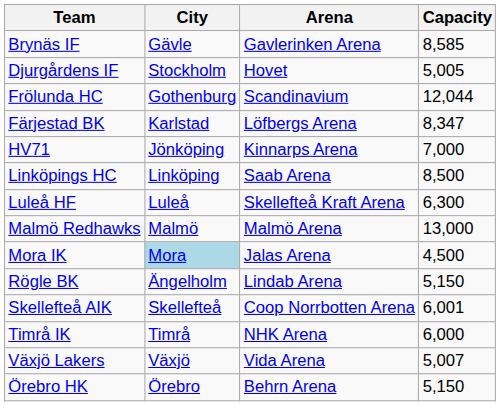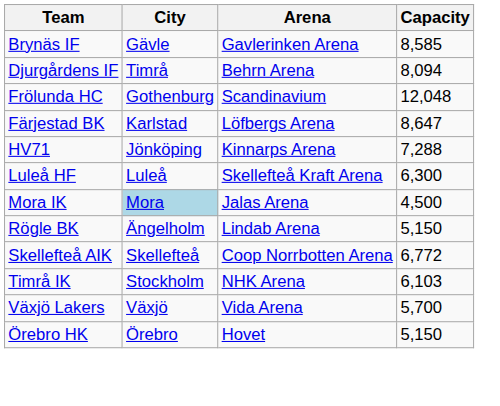(187, 70) Stockholm -> (147, 70) Timrå
(266, 70) Hovet -> (268, 70) Behrn Arena
(443, 70) 5,005 -> (421, 70) 8,094
(448, 96) 12,044 -> (426, 96) 12,048
(443, 123) 8,347 -> (421, 123) 8,647
(443, 149) 7,000 -> (421, 149) 7,288
- row: (62, 176)
- row: (74, 228)
(443, 307) 6,001 -> (421, 255) 6,772
(169, 334) Timrå -> (165, 281) Stockholm
(443, 334) 6,000 -> (421, 281) 6,103
(443, 360) 5,007 -> (421, 307) 5,700
(290, 387) Behrn Arena -> (243, 334) Hovet
